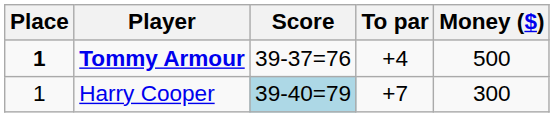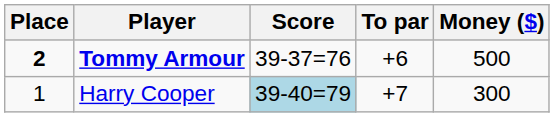(39, 58) 1 -> (39, 58) 2
(395, 58) +4 -> (395, 58) +6
